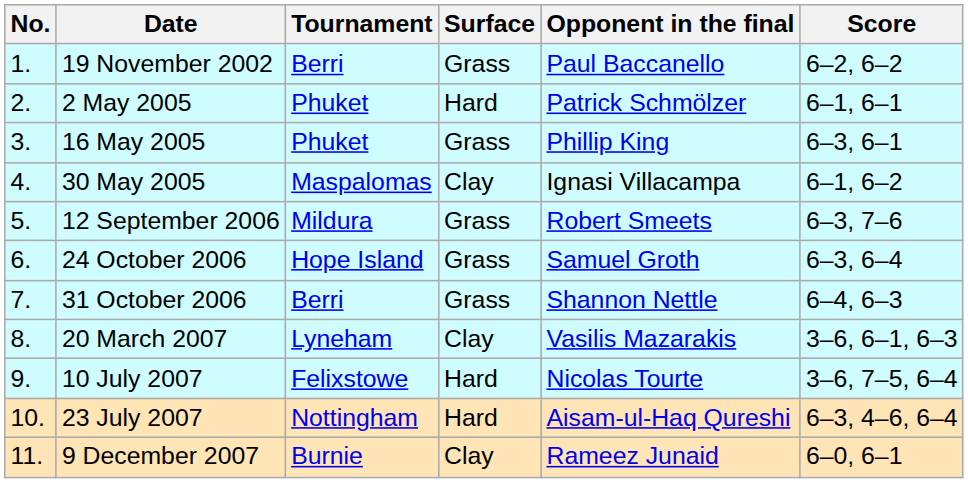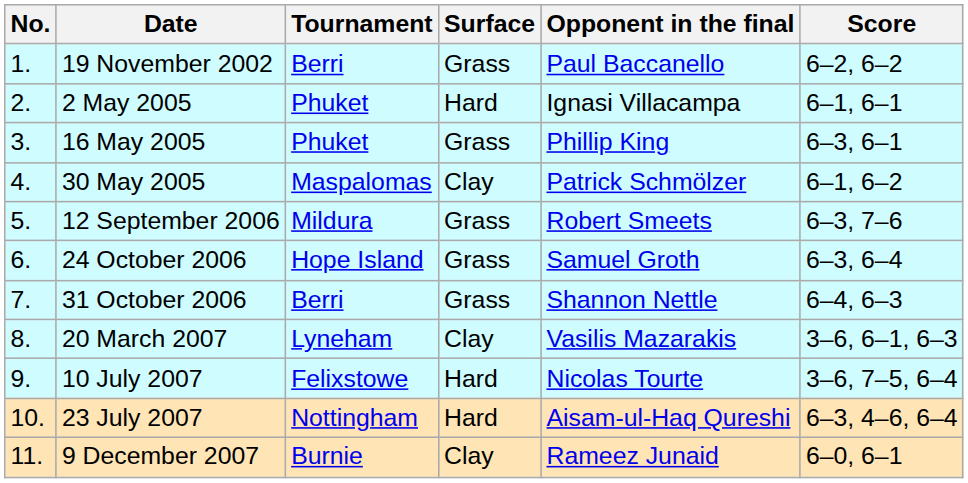(646, 102) Patrick Schmölzer -> (643, 102) Ignasi Villacampa
(643, 181) Ignasi Villacampa -> (646, 181) Patrick Schmölzer
